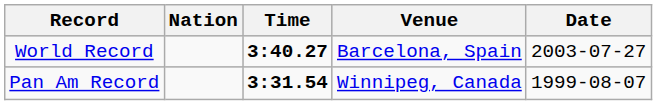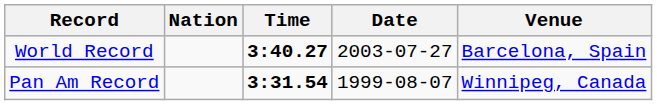columns swapped: (589, 20) <-> (429, 20)
